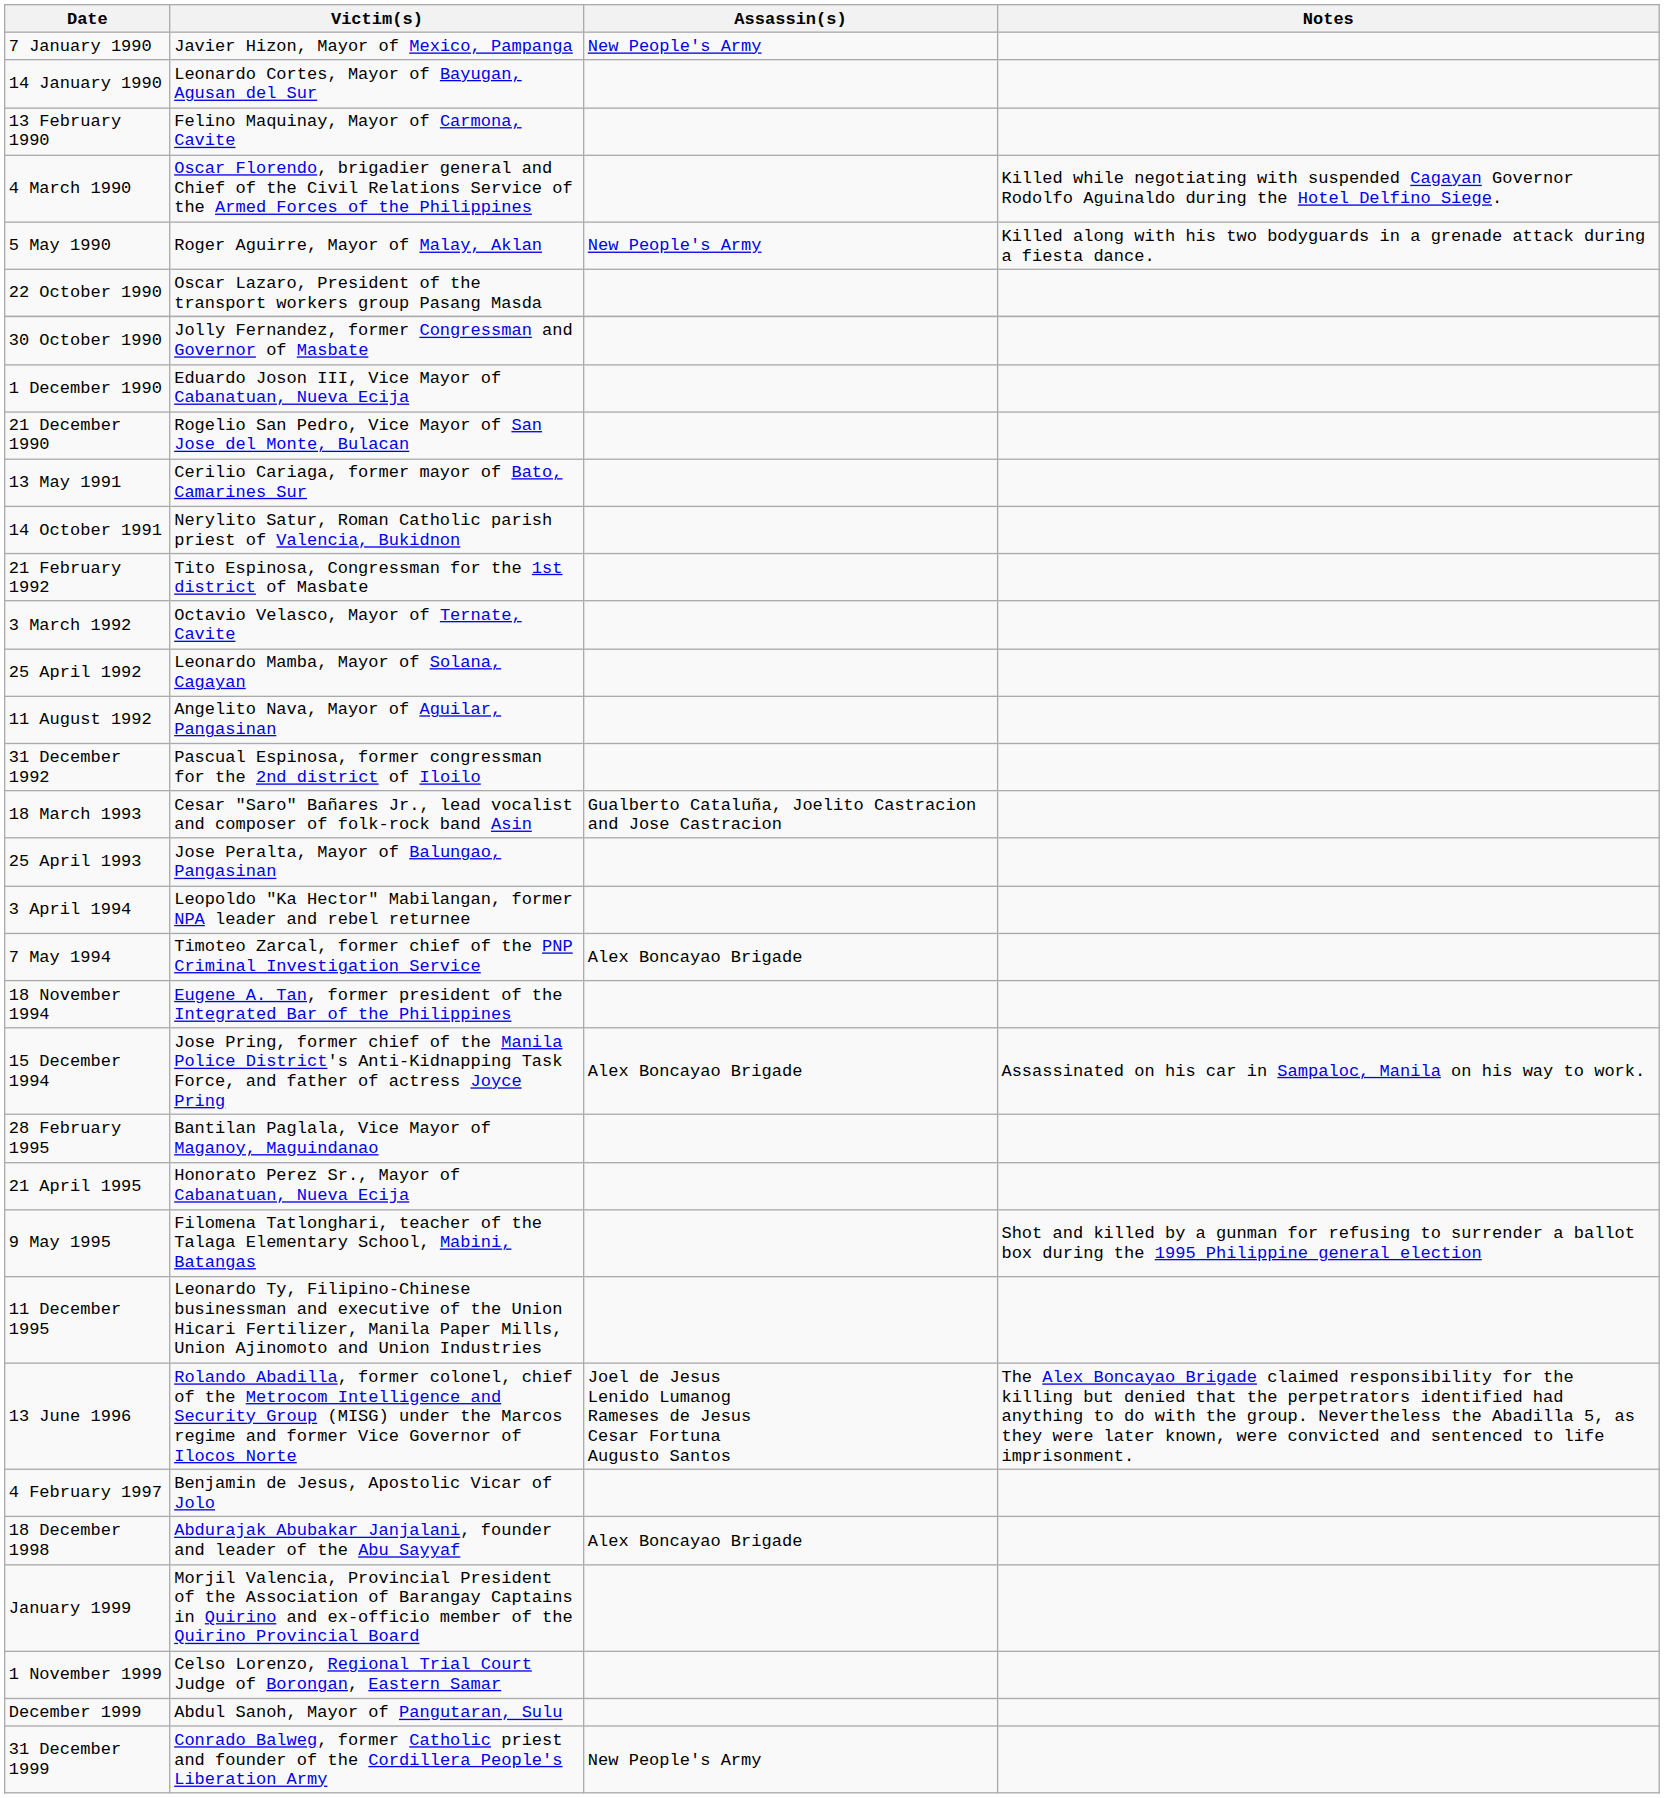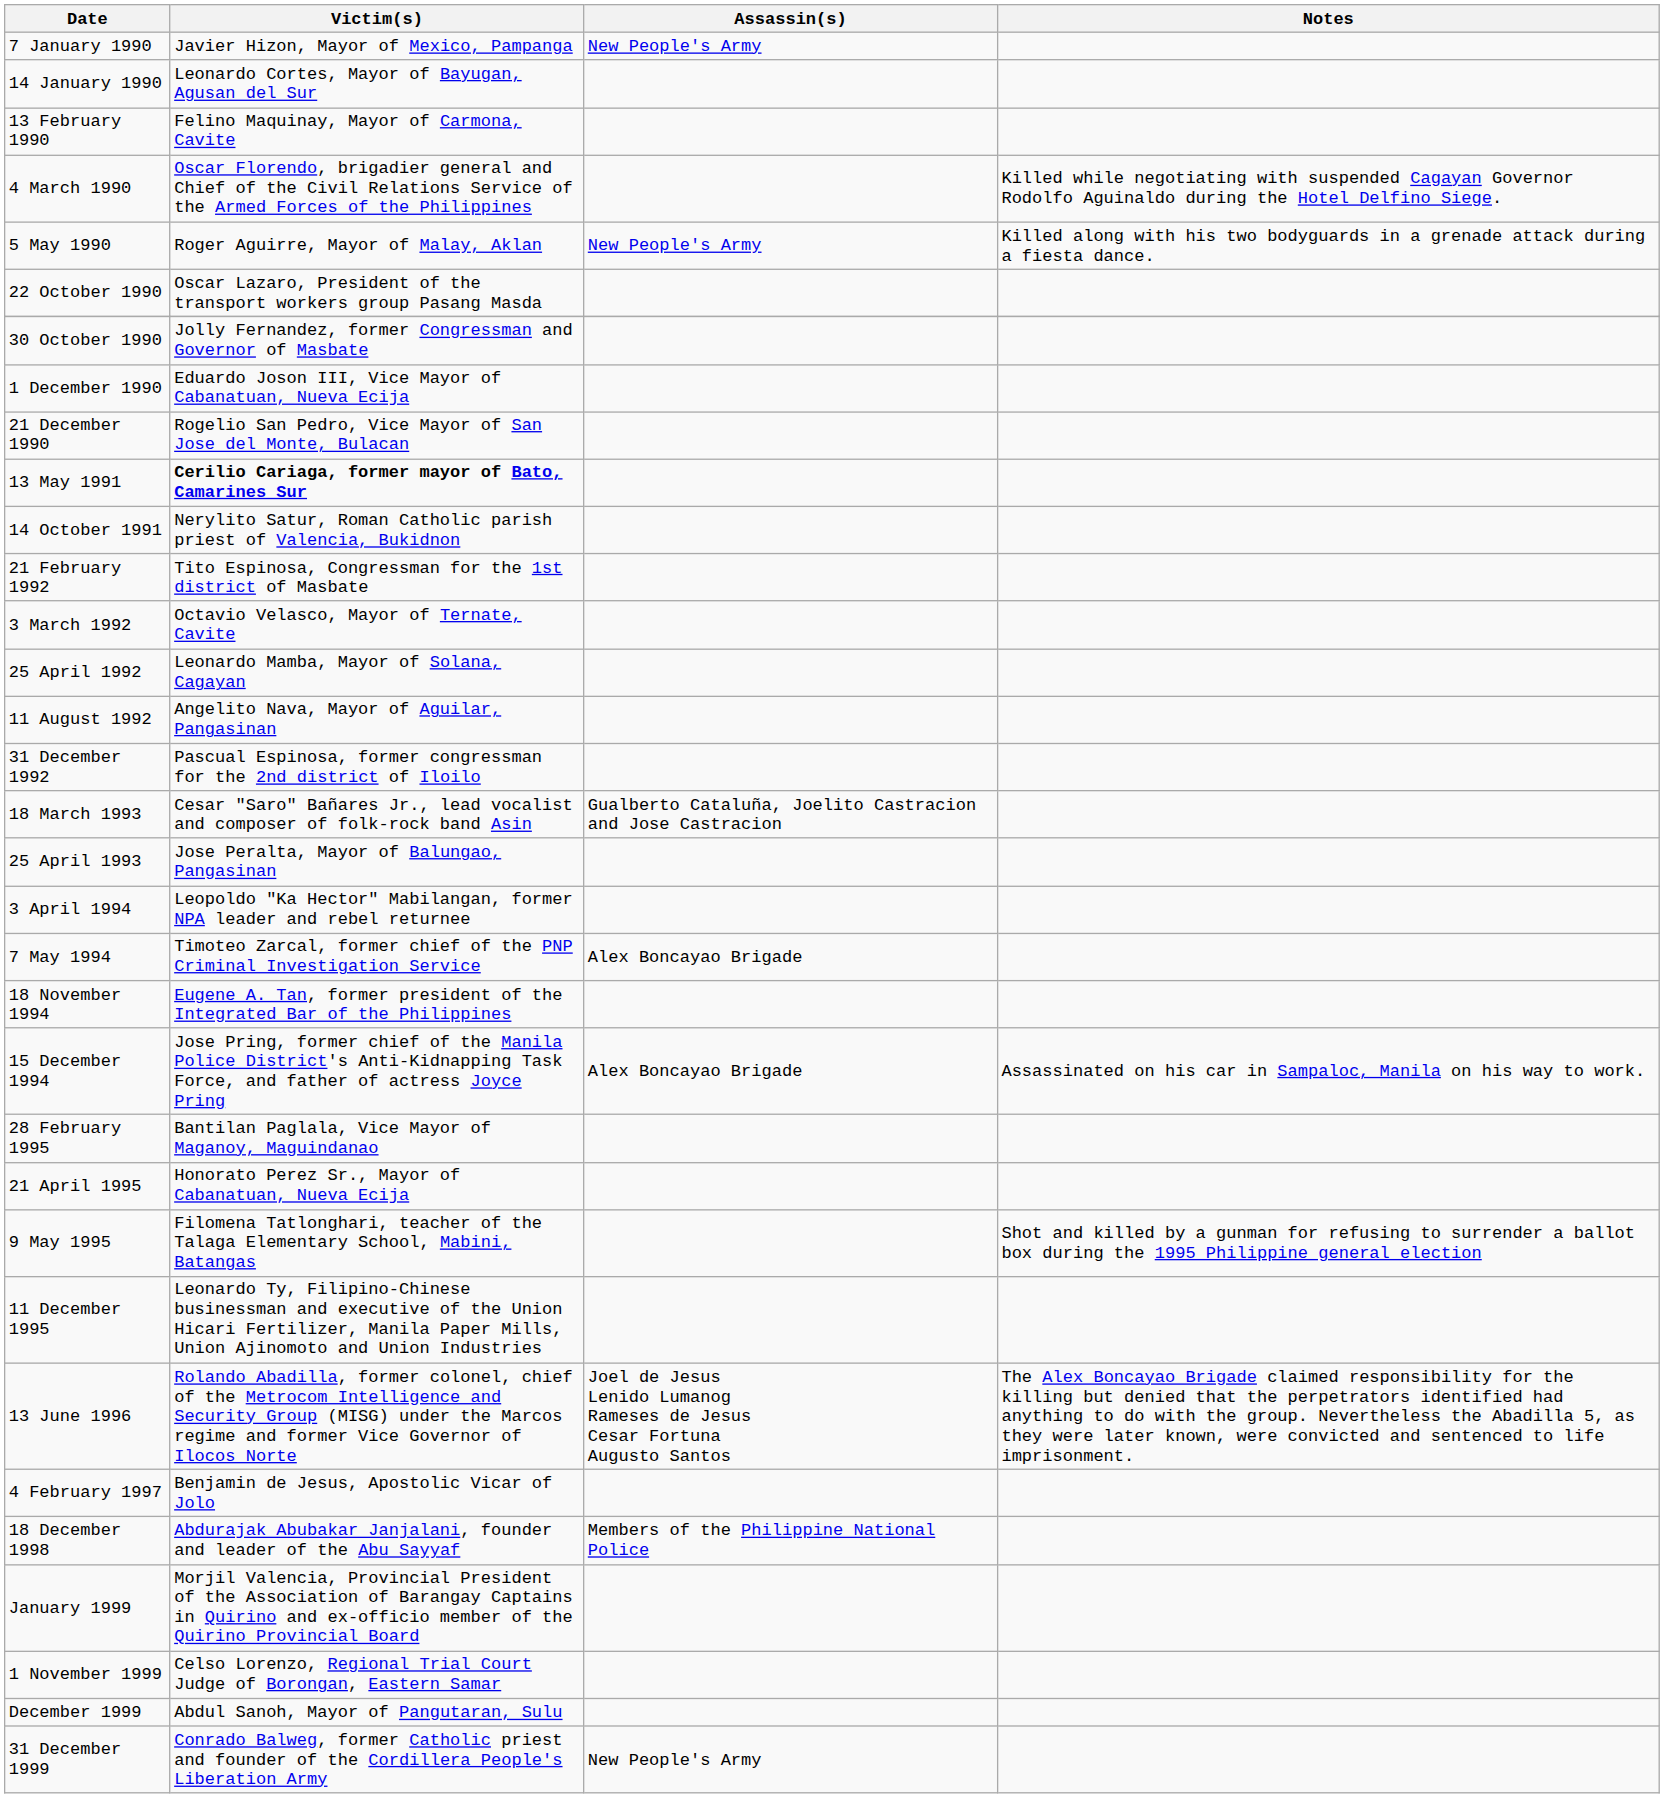(368, 483) normal -> (368, 483) bold
(695, 1541) Alex Boncayao Brigade -> (762, 1541) Members of the Philippine National Police
